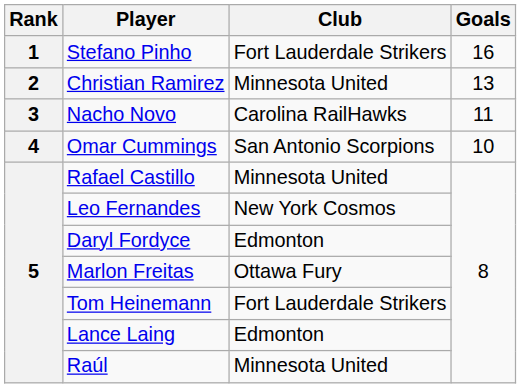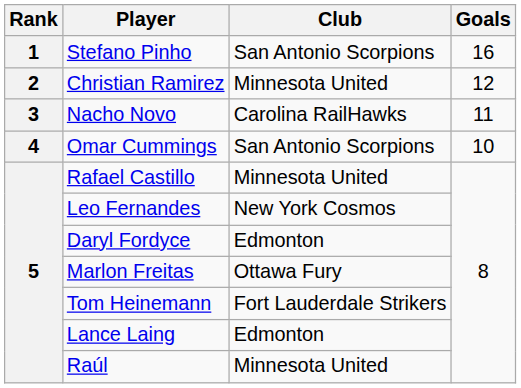(340, 51) Fort Lauderdale Strikers -> (334, 51) San Antonio Scorpions
(483, 83) 13 -> (483, 83) 12
